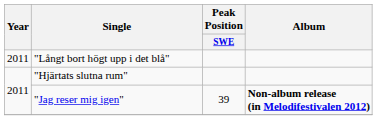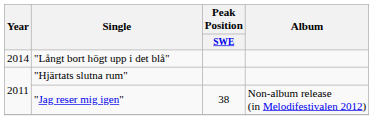(18, 58) 2011 -> (18, 58) 2014
(224, 99) 39 -> (224, 99) 38
(309, 99) bold -> (307, 99) normal
